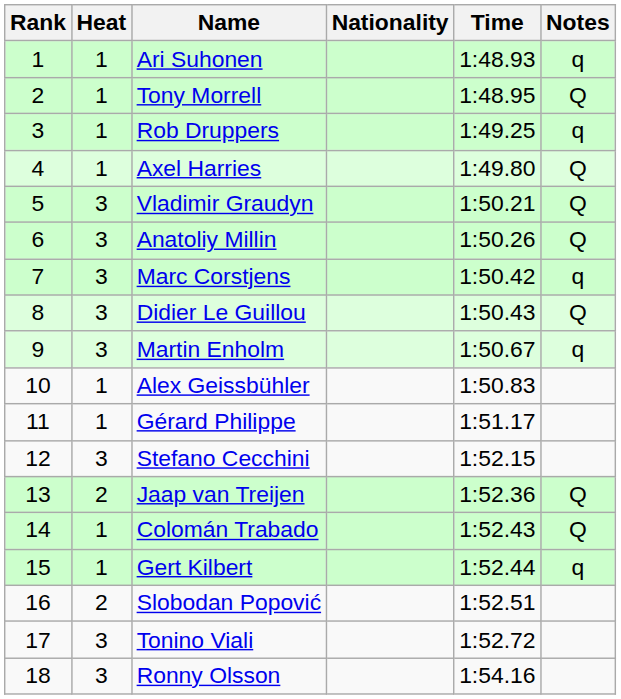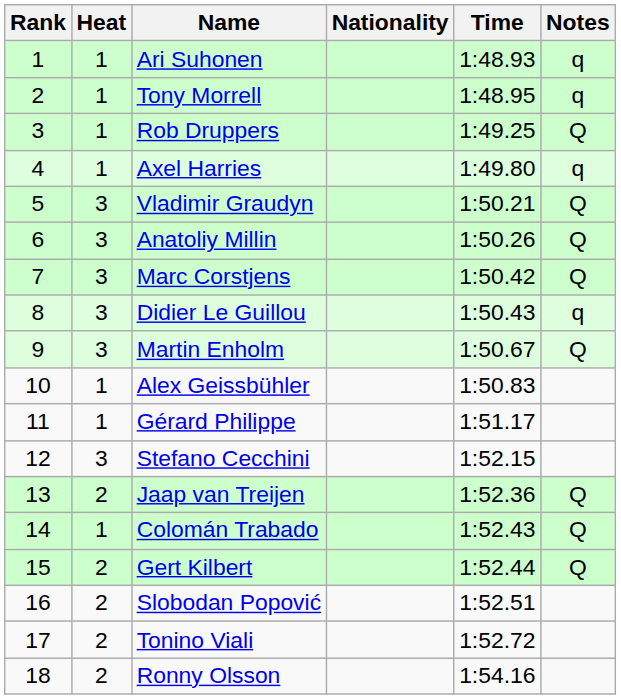(578, 95) Q -> (578, 95) q
(578, 131) q -> (578, 131) Q
(578, 167) Q -> (578, 167) q
(578, 276) q -> (578, 276) Q
(578, 312) Q -> (578, 312) q
(578, 349) q -> (578, 349) Q
(101, 566) 1 -> (101, 566) 2
(578, 566) q -> (578, 566) Q
(101, 639) 3 -> (101, 639) 2
(101, 675) 3 -> (101, 675) 2
